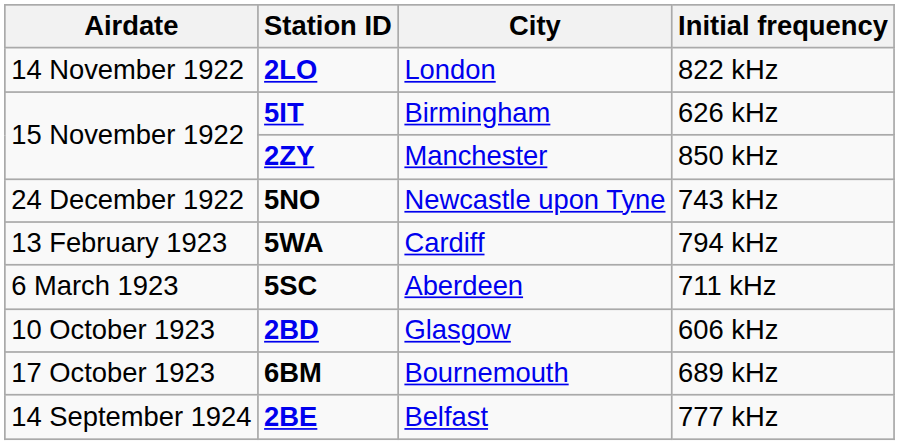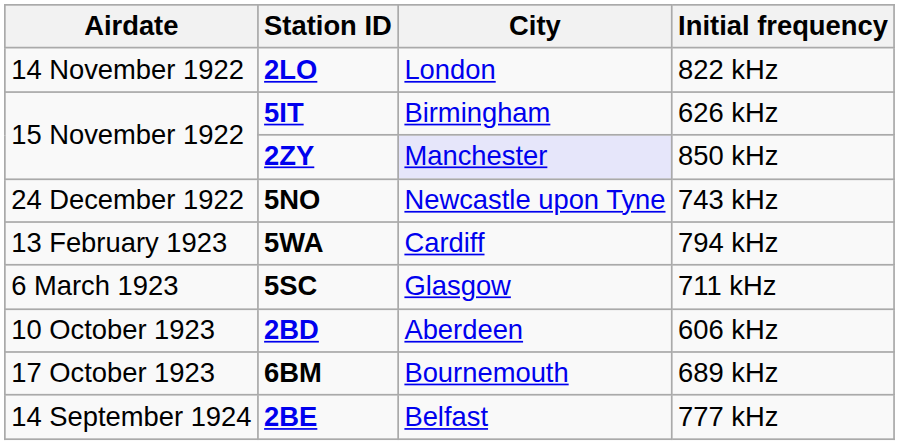(476, 156) no background -> (476, 156) lavender background
(464, 286) Aberdeen -> (458, 286) Glasgow
(458, 329) Glasgow -> (464, 329) Aberdeen
